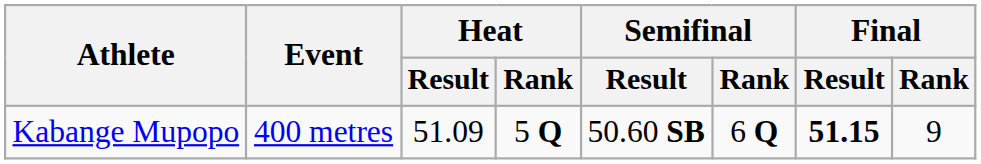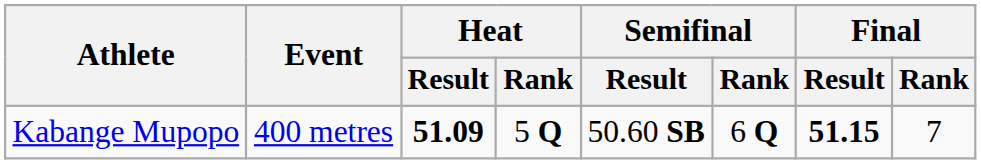(448, 132) normal -> (448, 132) bold
(934, 132) 9 -> (934, 132) 7
